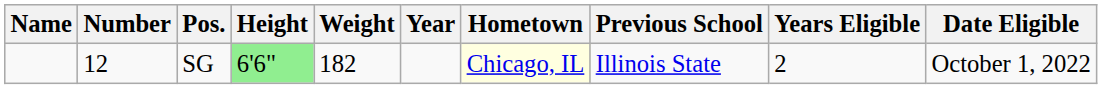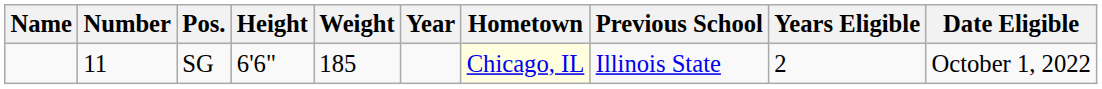(96, 63) 12 -> (95, 63) 11
(256, 63) lightgreen background -> (256, 63) no background
(338, 63) 182 -> (338, 63) 185
